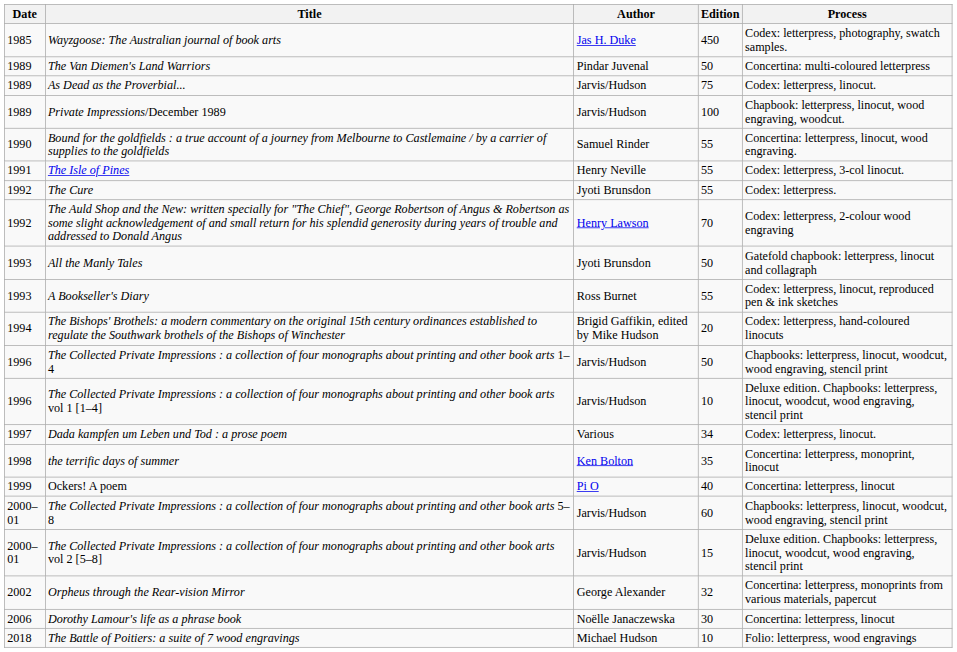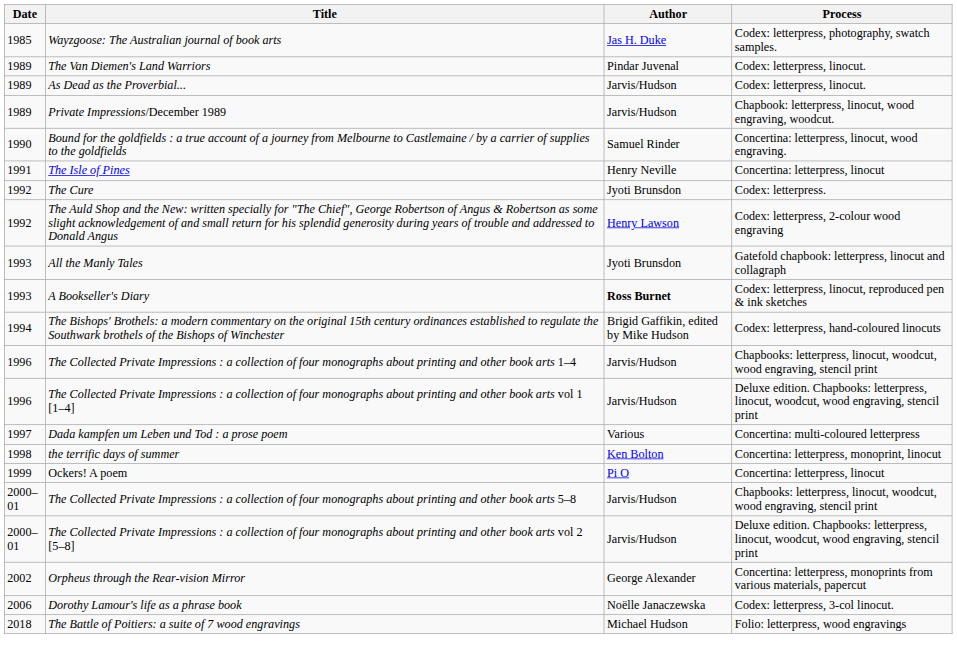- column: (720, 14)
(838, 66) Concertina: multi-coloured letterpress -> (800, 66) Codex: letterpress, linocut.
(825, 170) Codex: letterpress, 3-col linocut. -> (810, 170) Concertina: letterpress, linocut
(607, 295) normal -> (639, 295) bold
(811, 434) Codex: letterpress, linocut. -> (827, 434) Concertina: multi-coloured letterpress
(820, 618) Concertina: letterpress, linocut -> (814, 605) Codex: letterpress, 3-col linocut.
